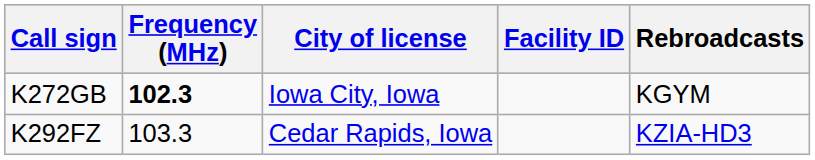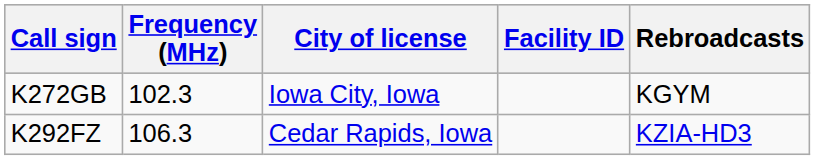(160, 93) bold -> (160, 93) normal
(160, 133) 103.3 -> (160, 133) 106.3
